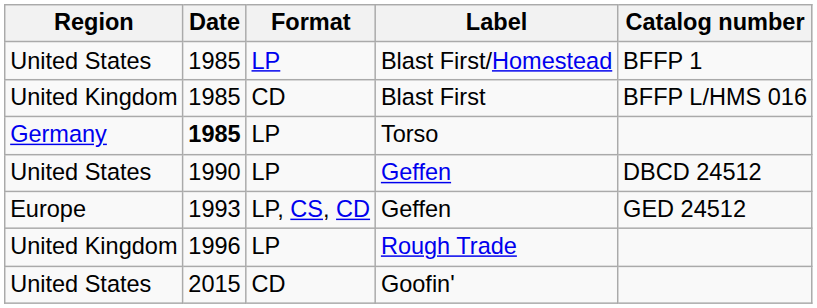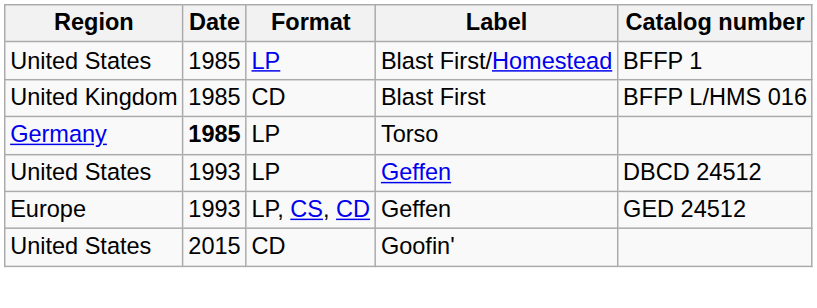(215, 172) 1990 -> (215, 172) 1993
- row: (94, 246)
